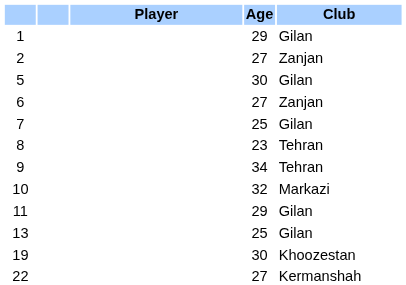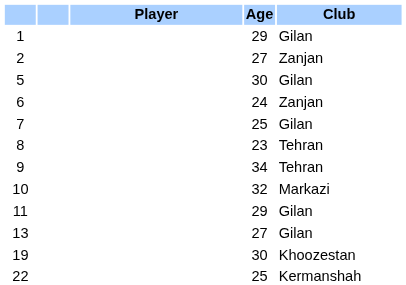(259, 102) 27 -> (259, 102) 24
(259, 233) 25 -> (259, 233) 27
(259, 276) 27 -> (259, 276) 25
